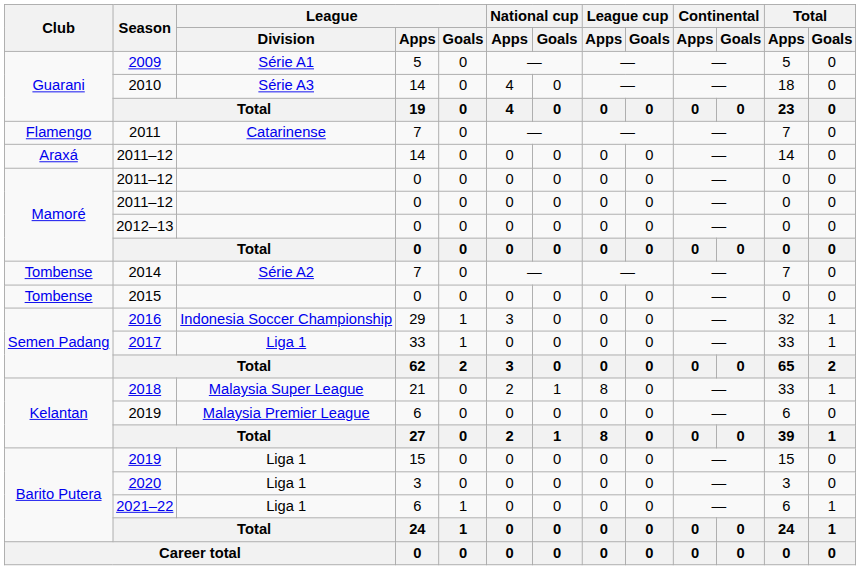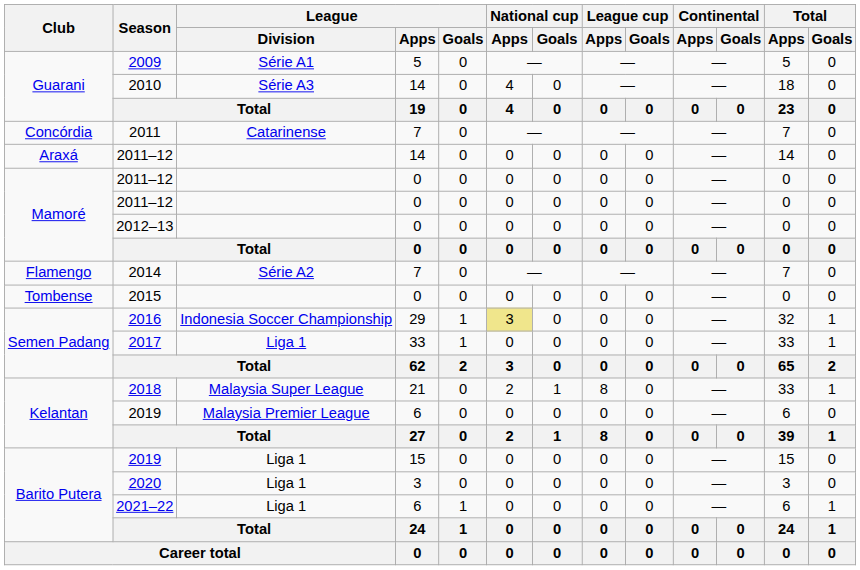(59, 132) Flamengo -> (59, 132) Concórdia
(59, 272) Tombense -> (59, 272) Flamengo
(510, 319) no background -> (510, 319) khaki background
